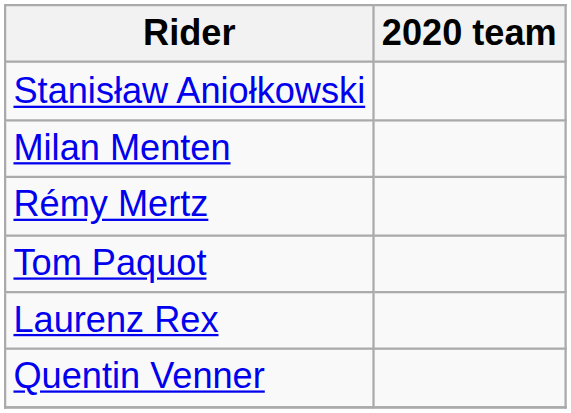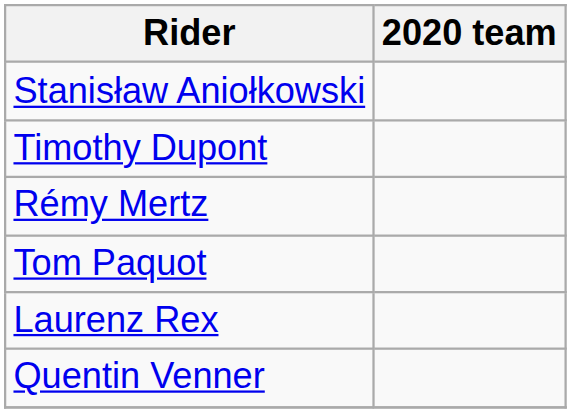+ row: (140, 147)
- row: (122, 147)
